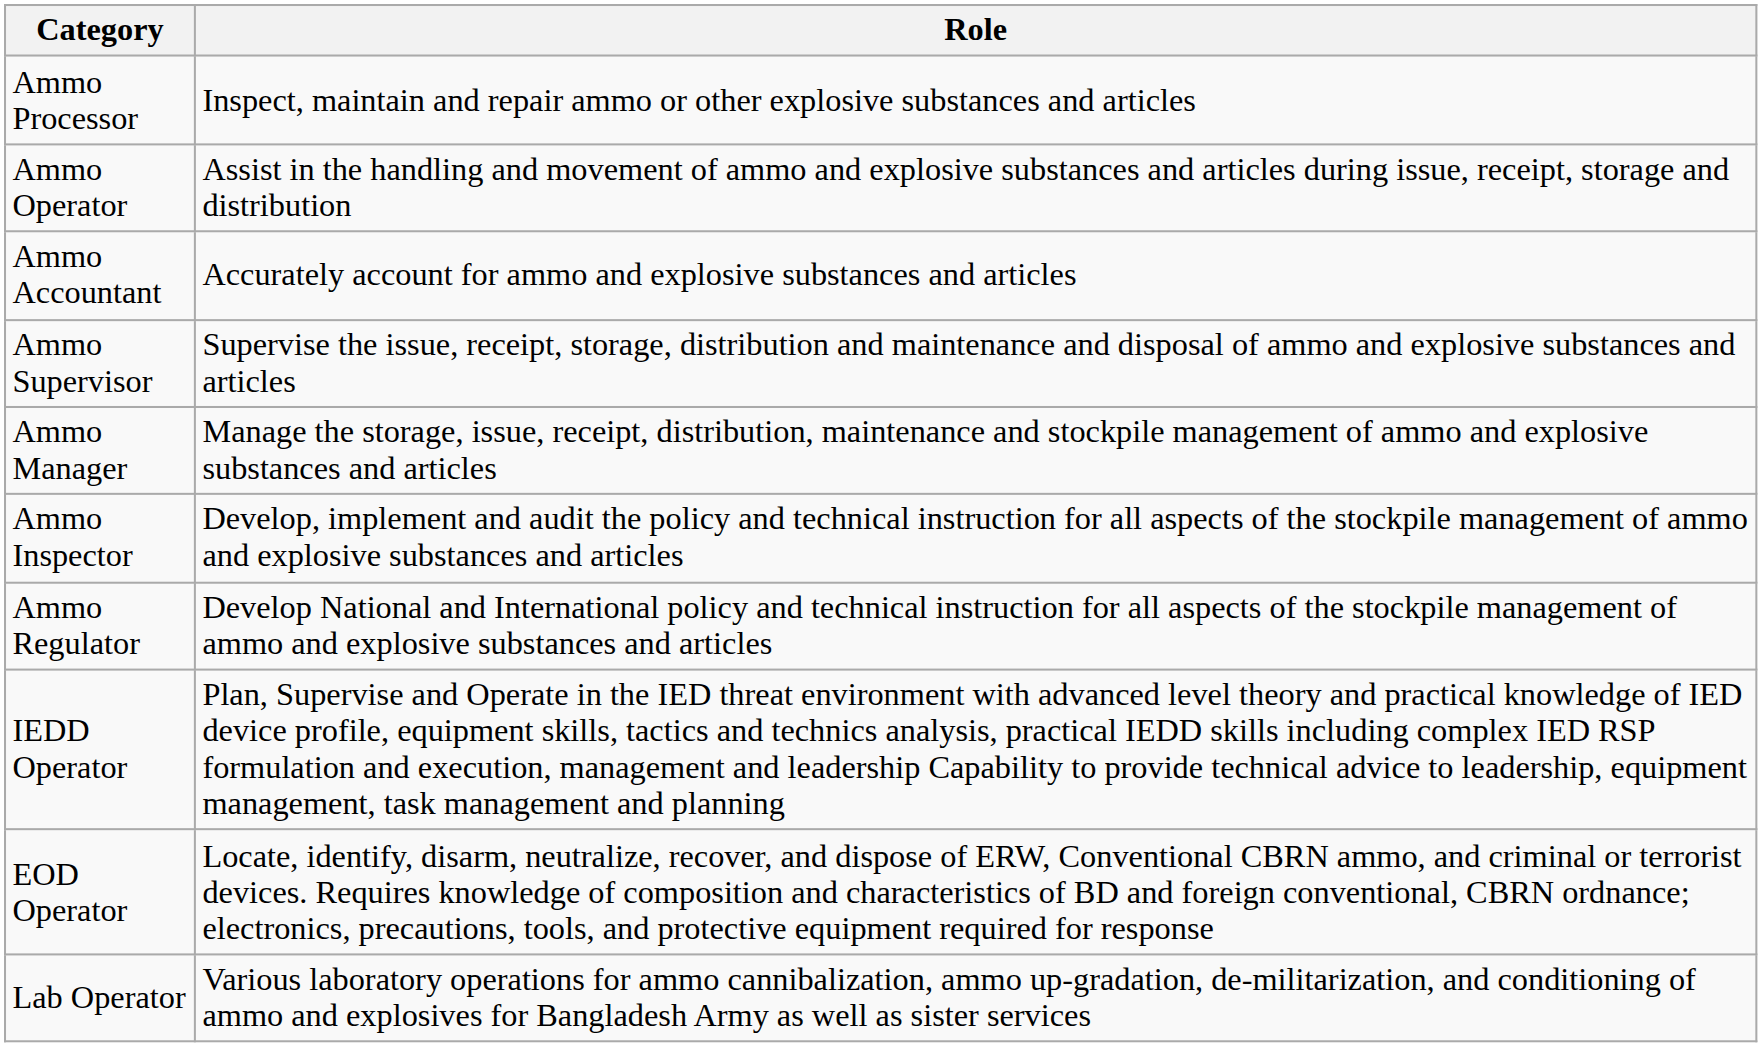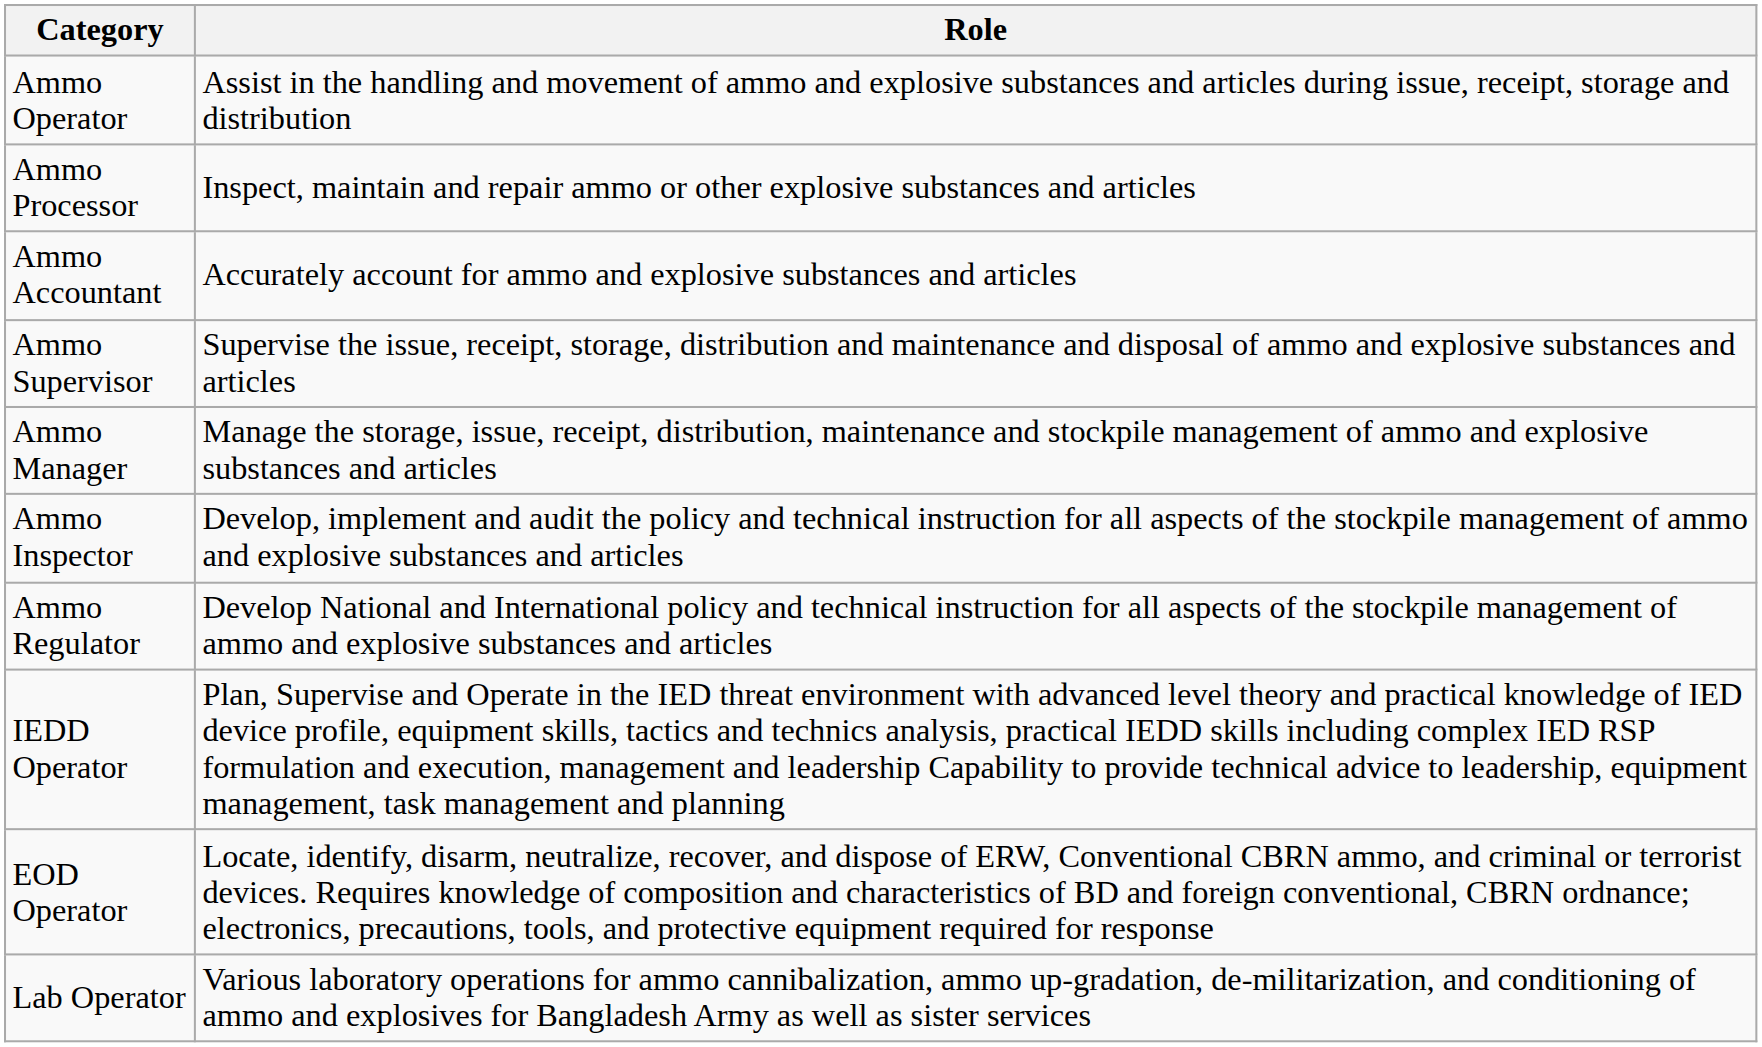rows swapped: (70, 187) <-> (75, 99)
